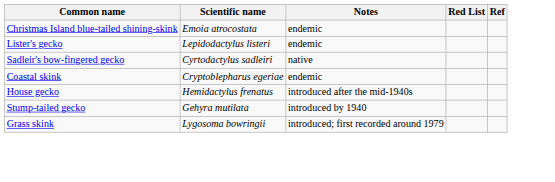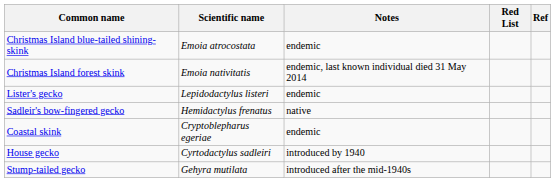+ row: (66, 72)
(227, 60) Cyrtodactylus sadleiri -> (226, 110) Hemidactylus frenatus
(228, 92) Hemidactylus frenatus -> (226, 153) Cyrtodactylus sadleiri
(350, 92) introduced after the mid-1940s -> (326, 153) introduced by 1940
(327, 108) introduced by 1940 -> (349, 169) introduced after the mid-1940s
- row: (30, 124)
